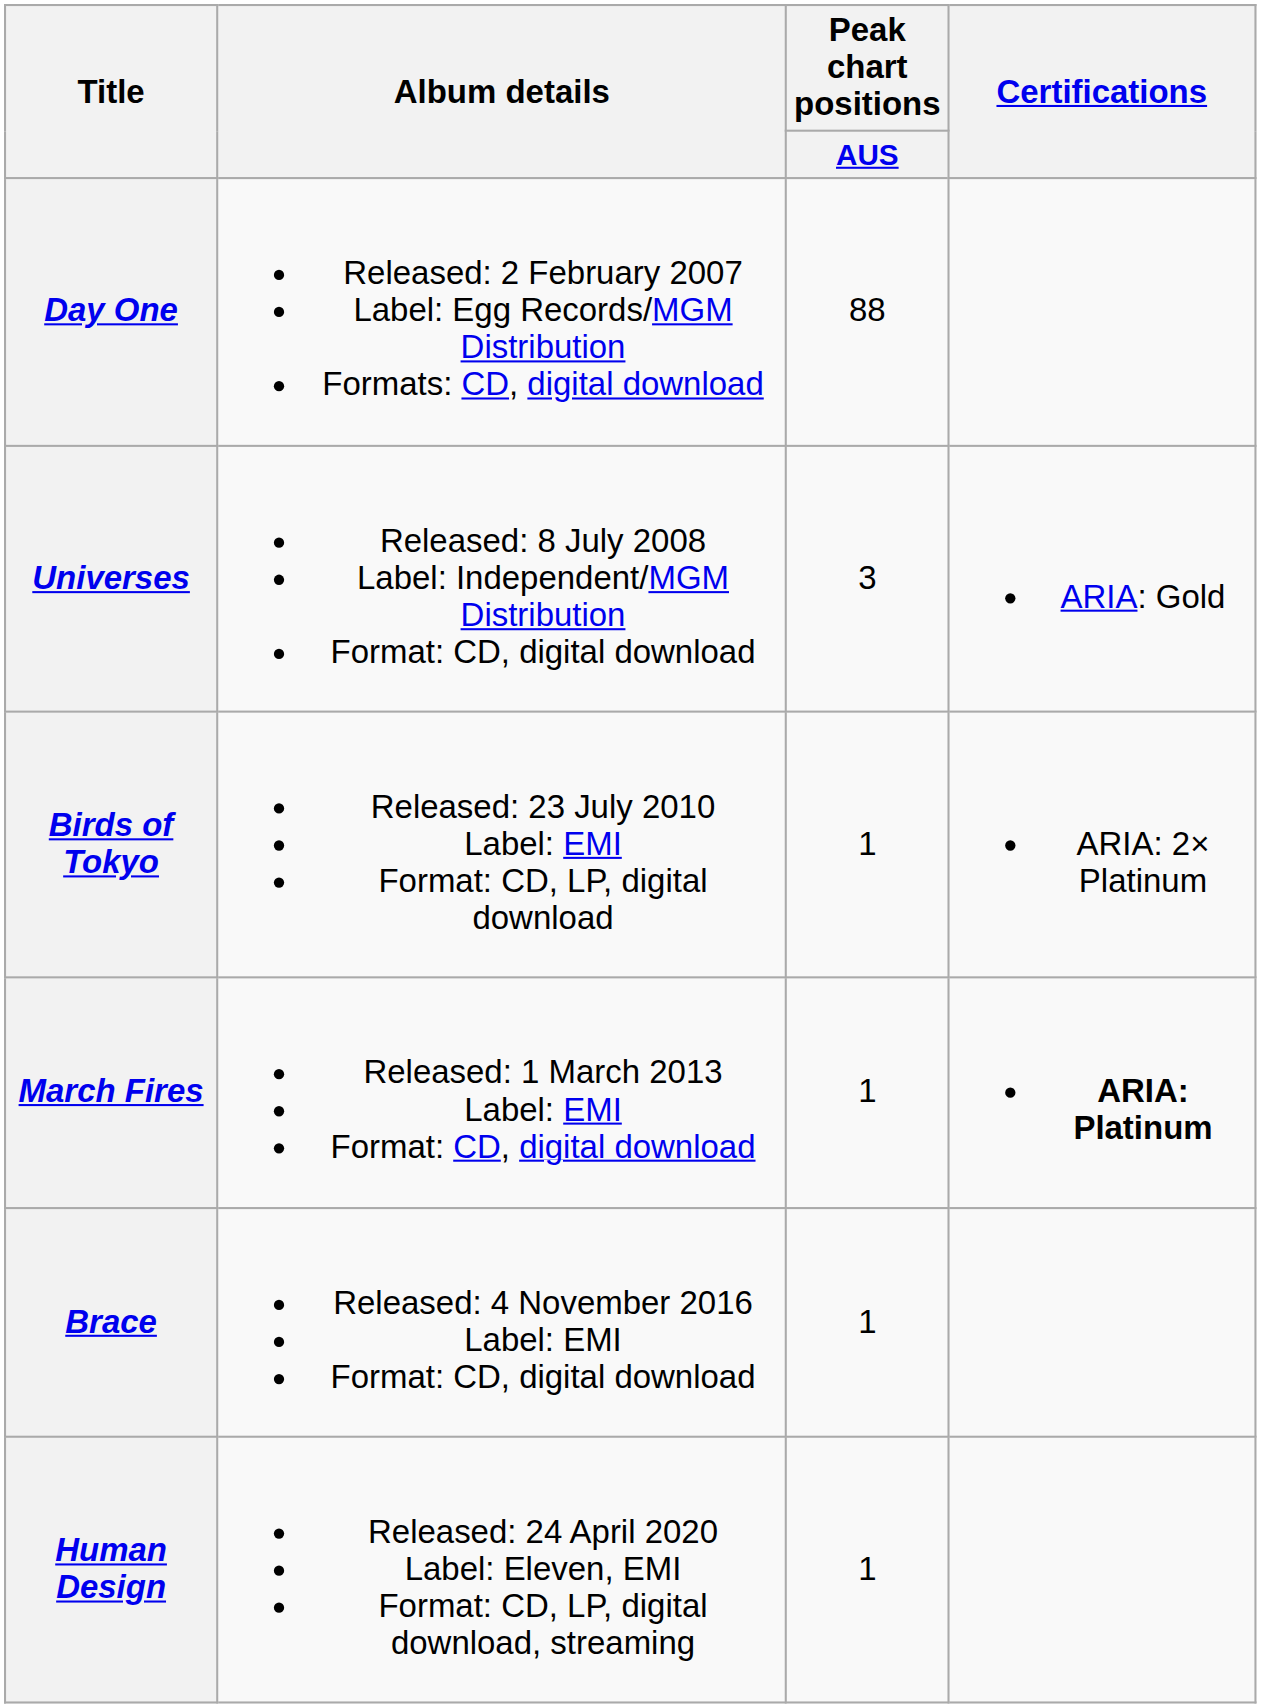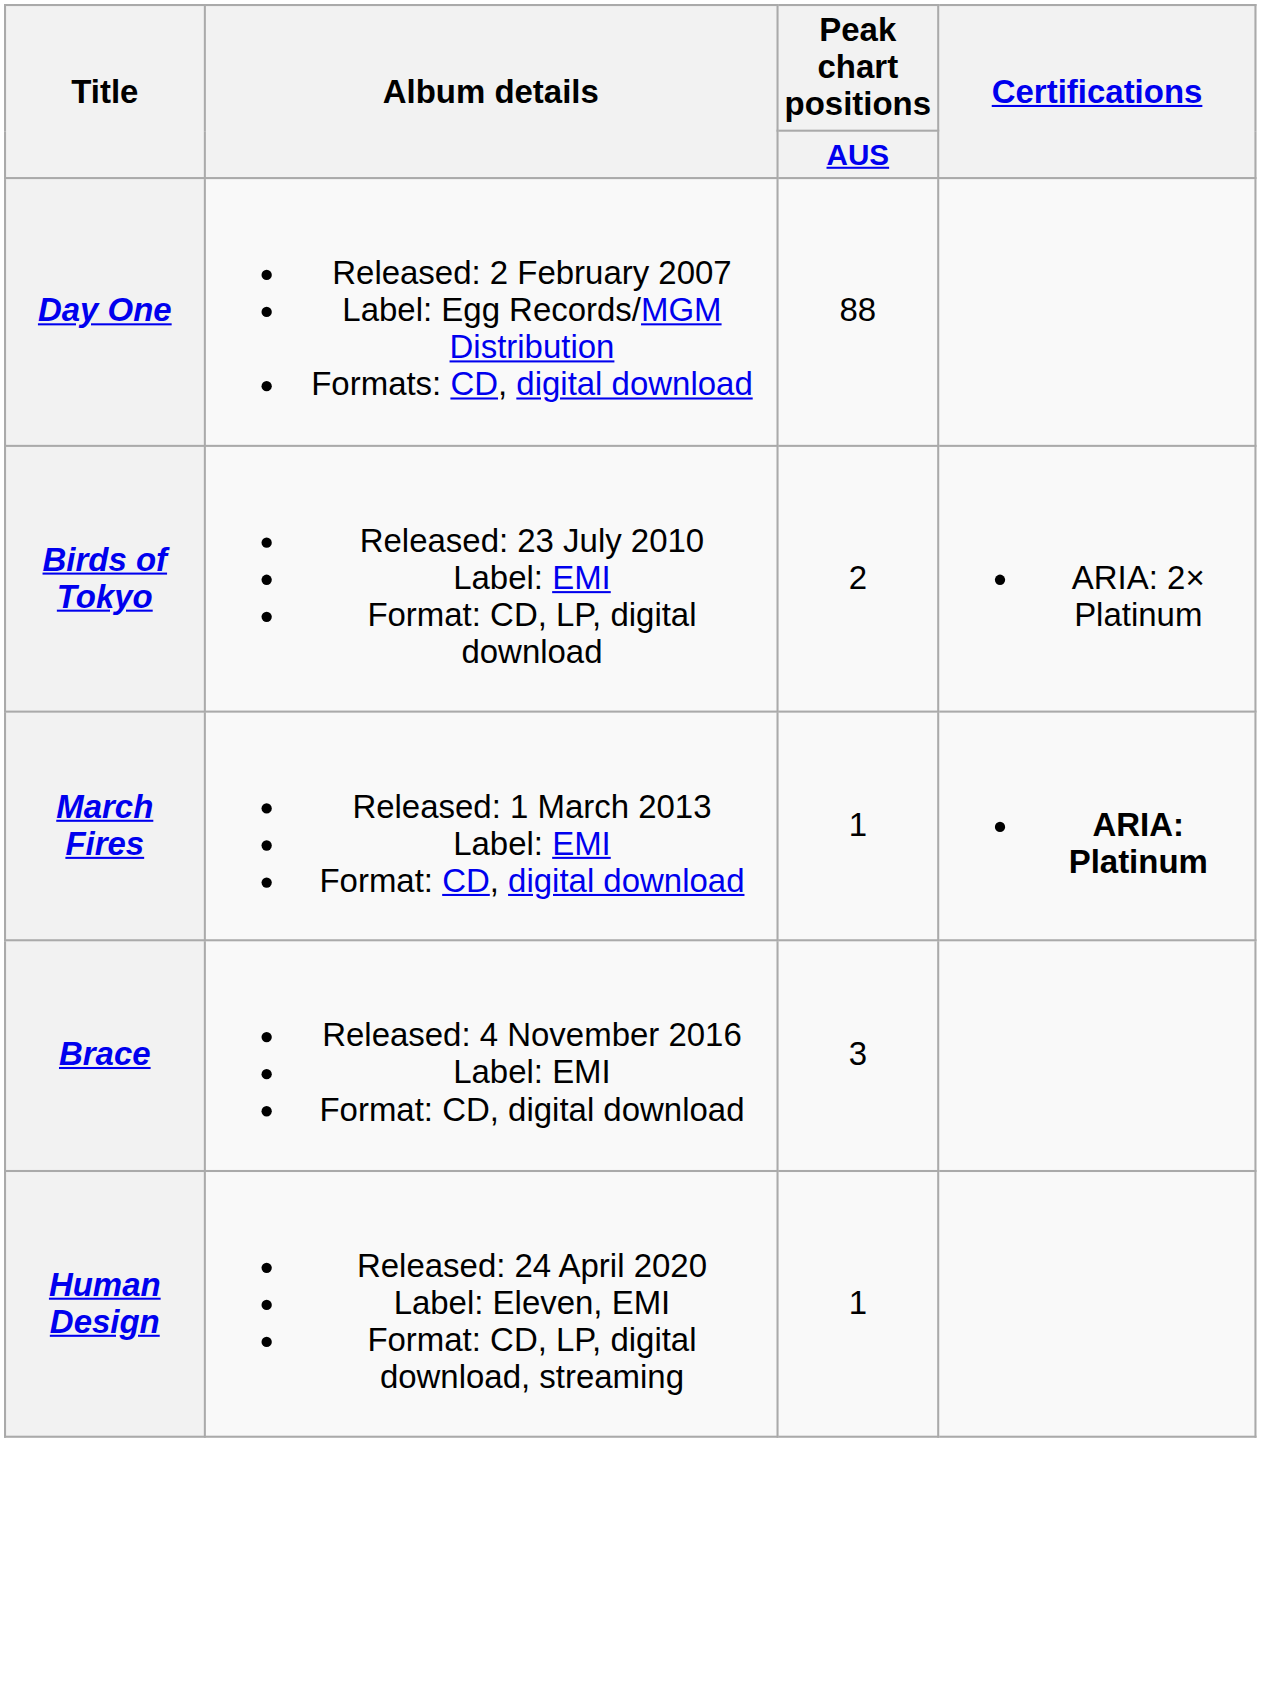- row: (111, 577)
(867, 844) 1 -> (858, 577) 2
(867, 1321) 1 -> (858, 1054) 3
